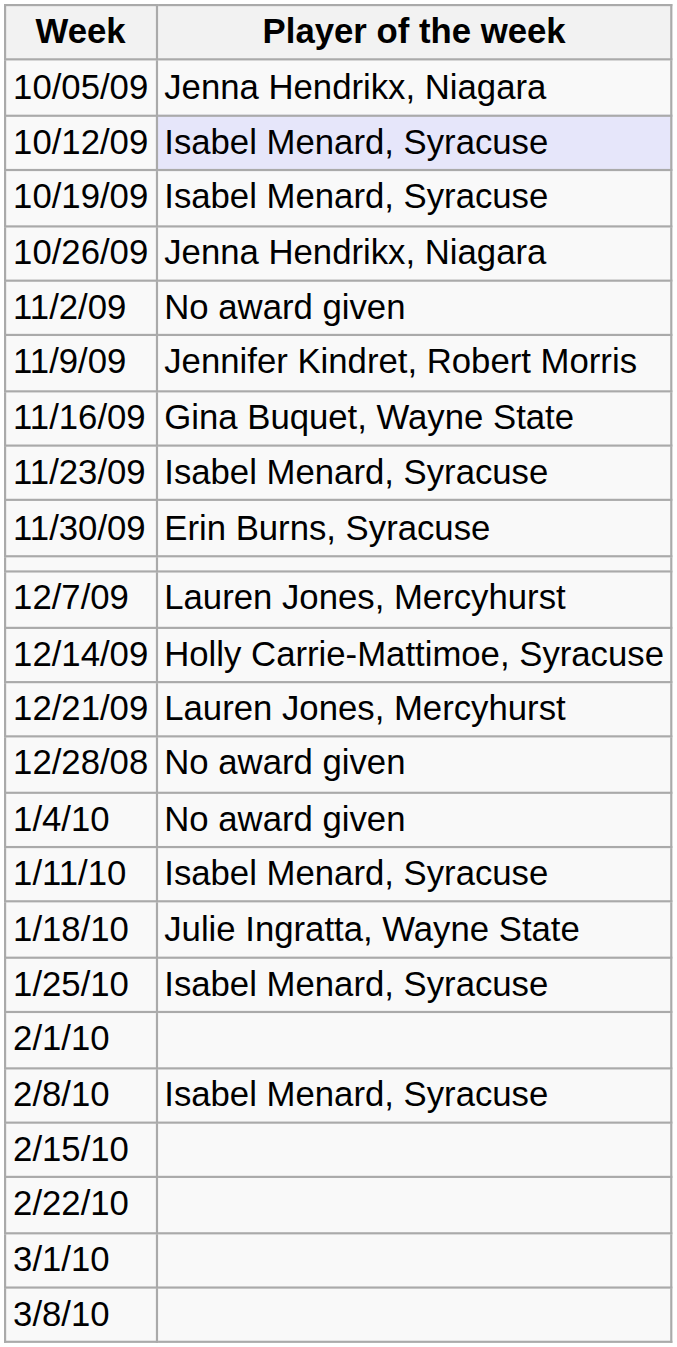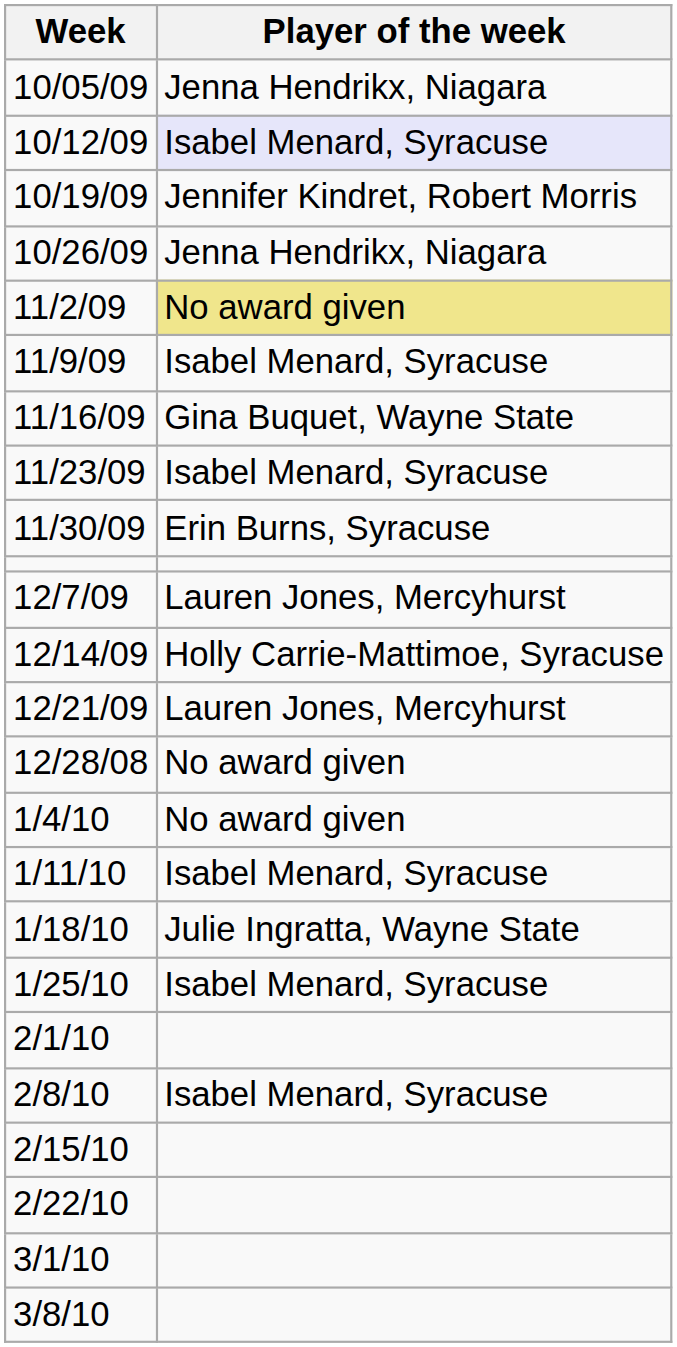(356, 197) Isabel Menard, Syracuse -> (401, 197) Jennifer Kindret, Robert Morris
(285, 307) no background -> (285, 307) khaki background
(401, 362) Jennifer Kindret, Robert Morris -> (356, 362) Isabel Menard, Syracuse
